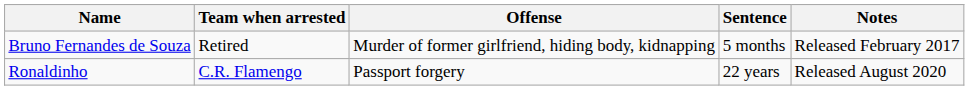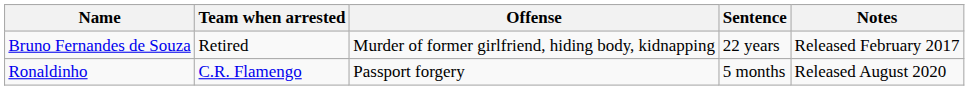(754, 44) 5 months -> (751, 44) 22 years
(751, 71) 22 years -> (754, 71) 5 months
